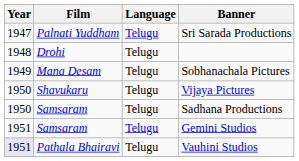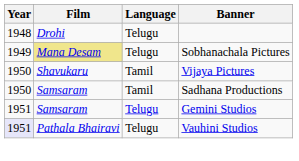- row: (236, 33)
(69, 71) no background -> (69, 52) khaki background
(142, 90) Telugu -> (139, 71) Tamil
(142, 109) Telugu -> (139, 90) Tamil
